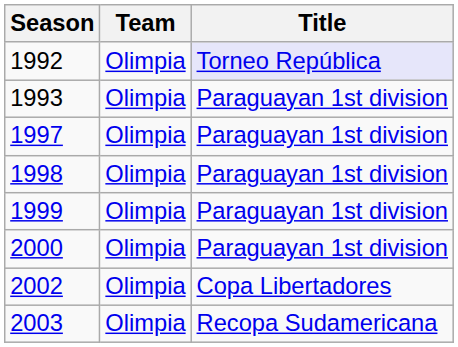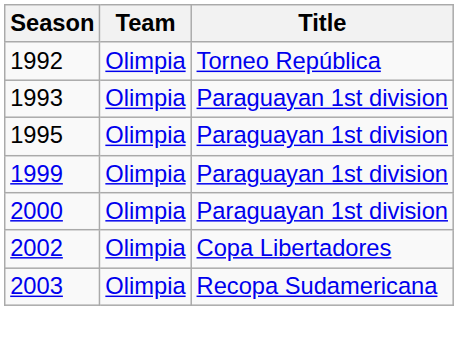(289, 60) lavender background -> (289, 60) no background
+ row: (37, 135)
- row: (37, 135)
- row: (37, 173)
